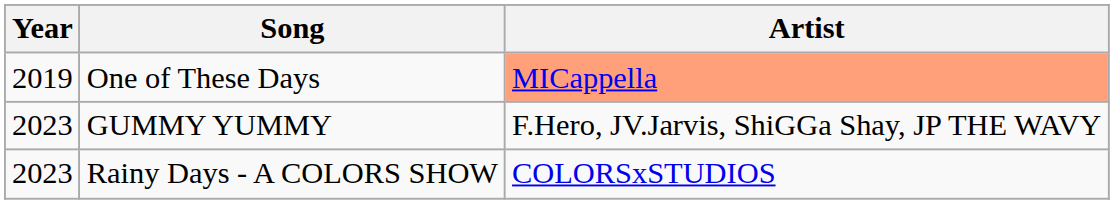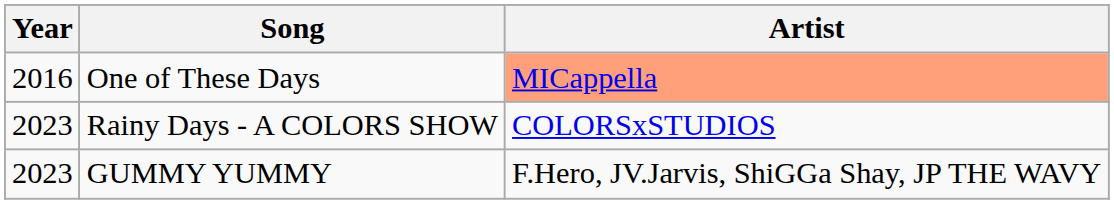(42, 76) 2019 -> (42, 76) 2016
rows swapped: (292, 173) <-> (209, 125)
